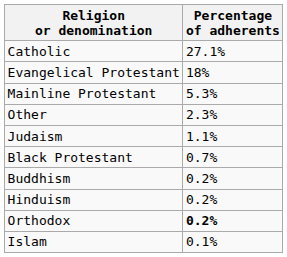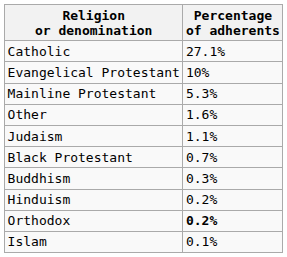(198, 72) 18% -> (198, 72) 10%
(202, 115) 2.3% -> (202, 115) 1.6%
(202, 178) 0.2% -> (202, 178) 0.3%
